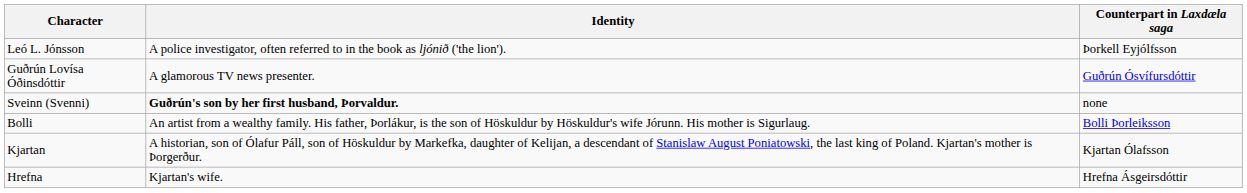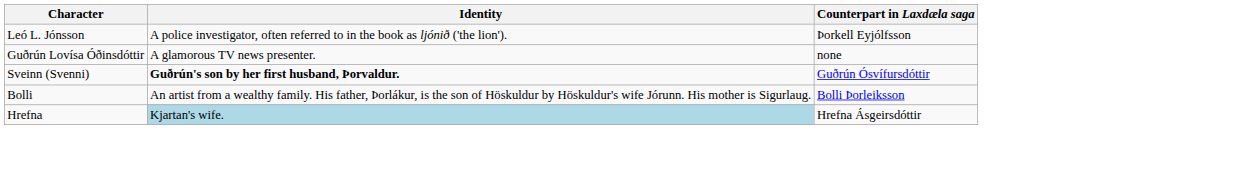(1139, 75) Guðrún Ósvífursdóttir -> (829, 54) none
(1095, 103) none -> (873, 74) Guðrún Ósvífursdóttir
- row: (26, 150)
(186, 177) no background -> (187, 114) lightblue background
